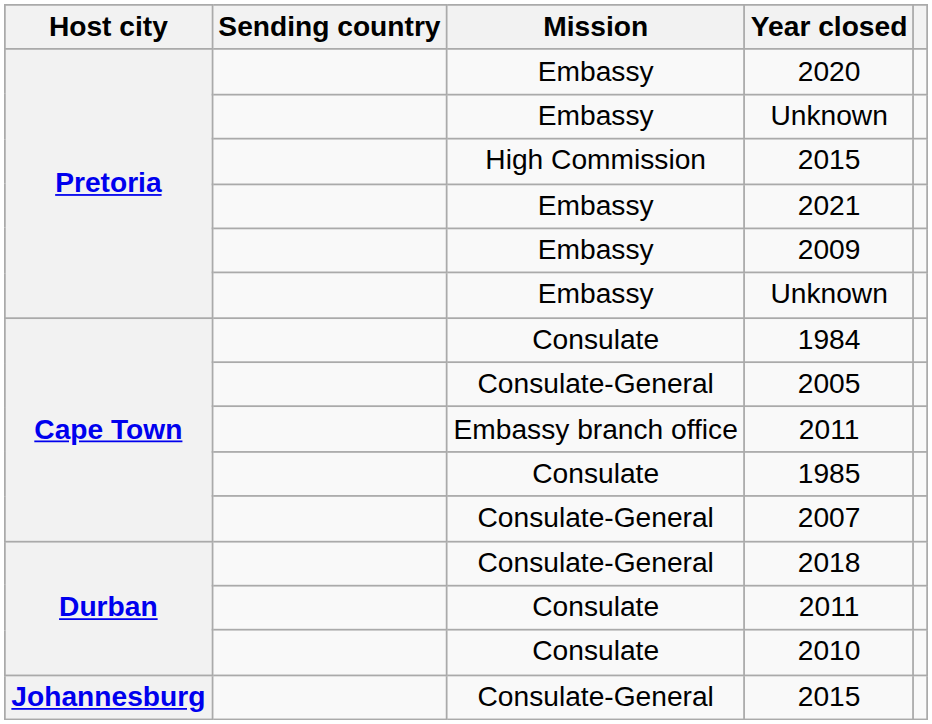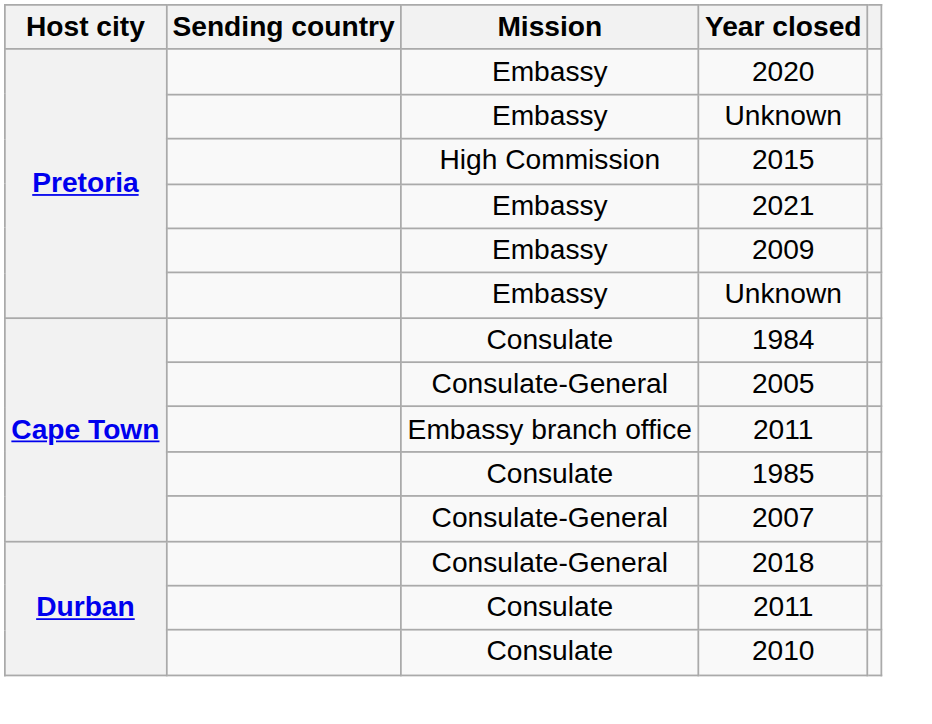- row: (596, 696)
